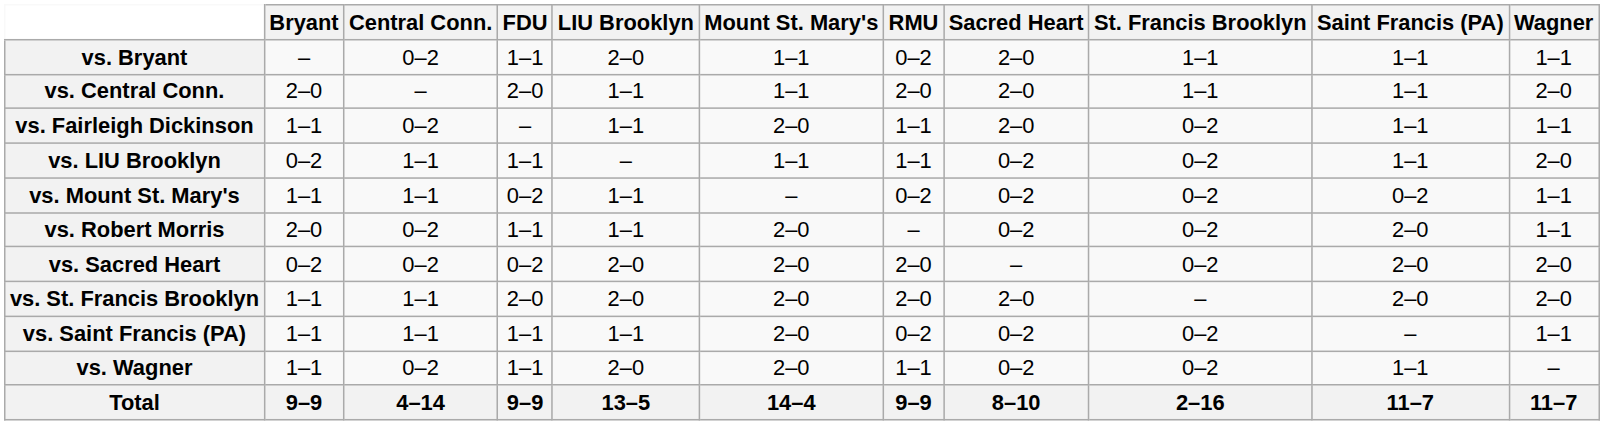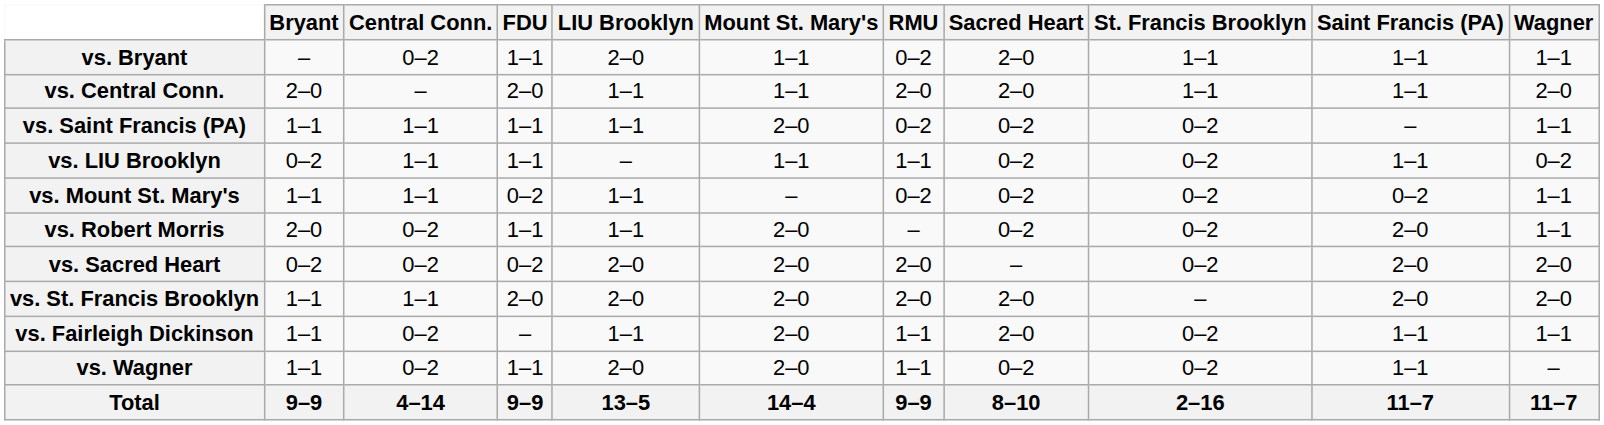rows swapped: (134, 126) <-> (134, 334)
(1554, 161) 2–0 -> (1554, 161) 0–2
